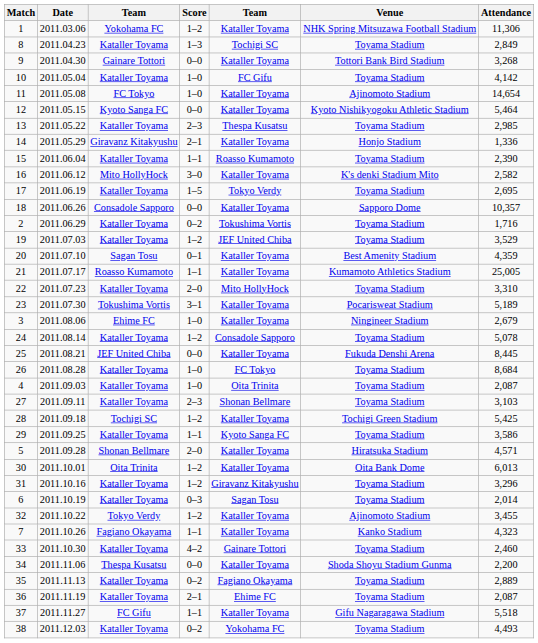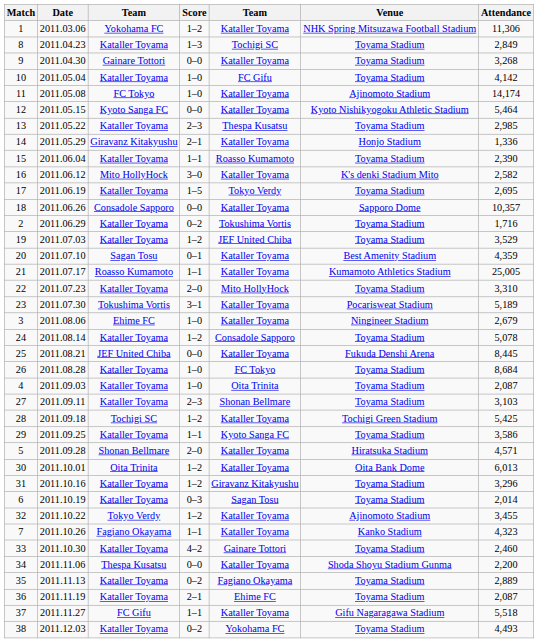(390, 61) Tottori Bank Bird Stadium -> (390, 61) Toyama Stadium
(506, 93) 14,654 -> (506, 93) 14,174
